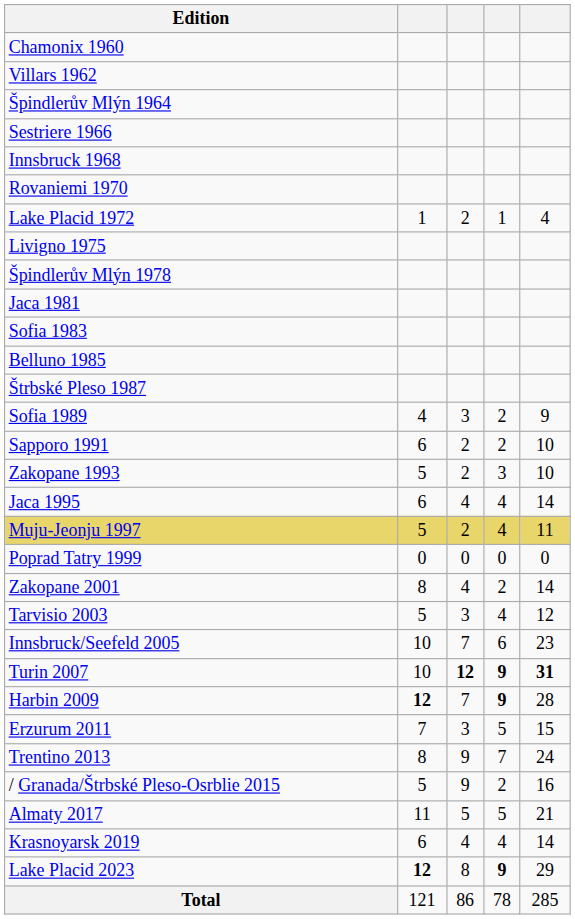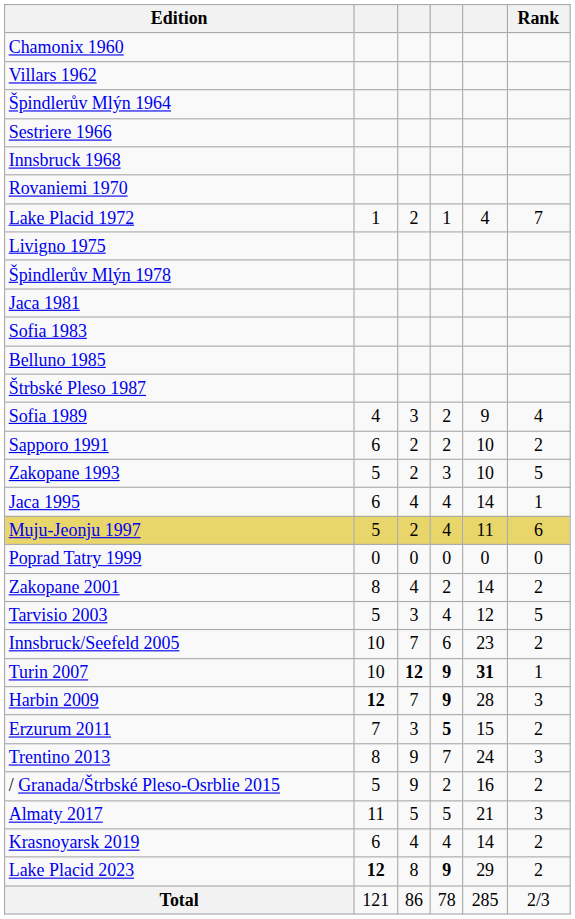+ column: (538, 18)
(502, 729) normal -> (447, 729) bold
